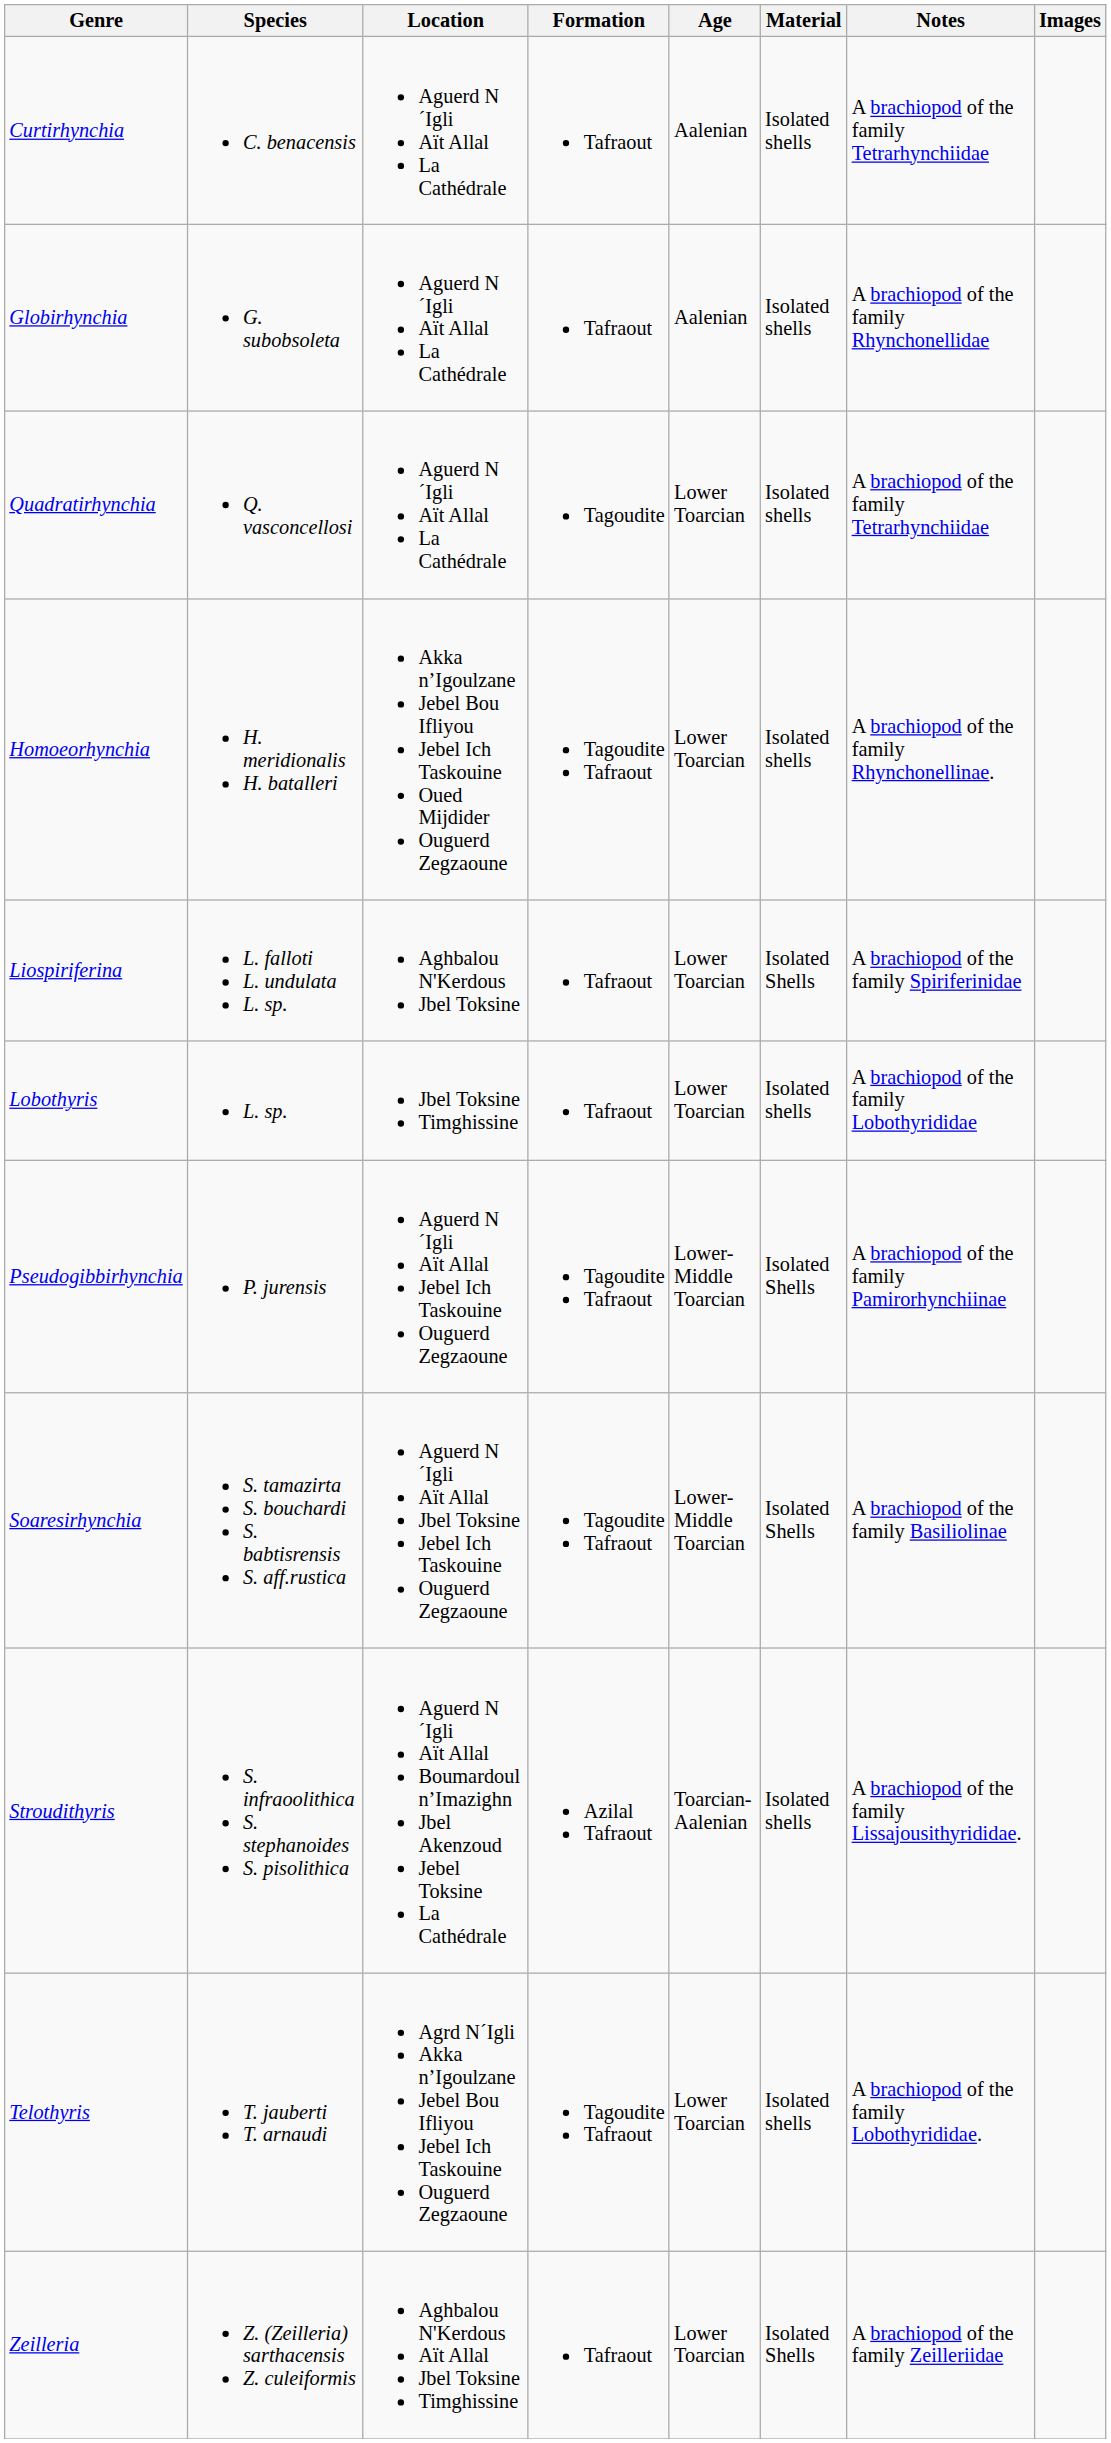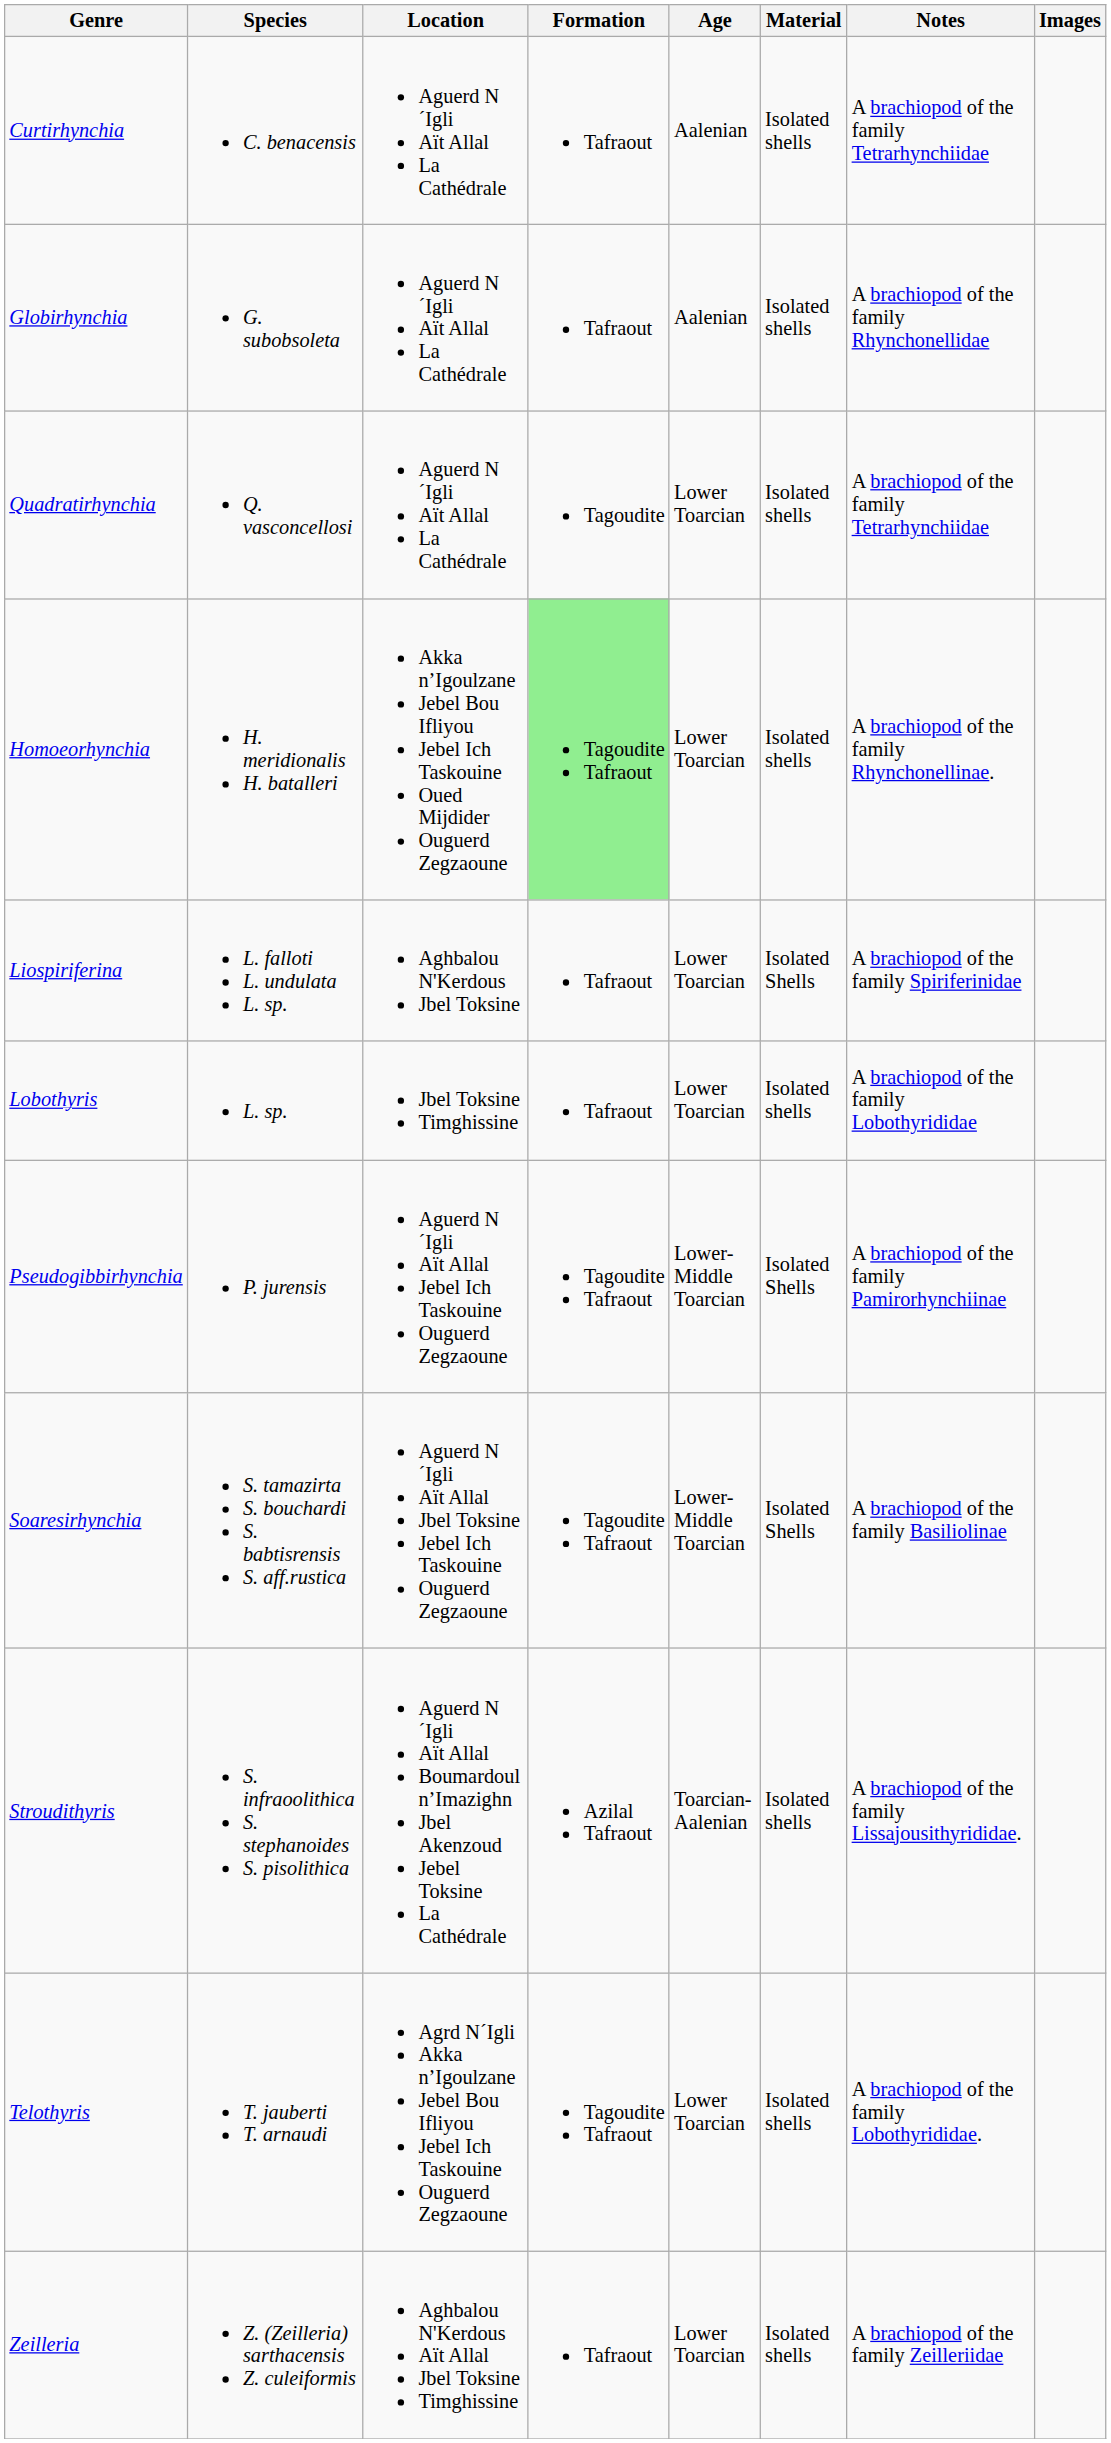(599, 761) no background -> (599, 761) lightgreen background
(797, 2344) Isolated Shells -> (797, 2344) Isolated shells
